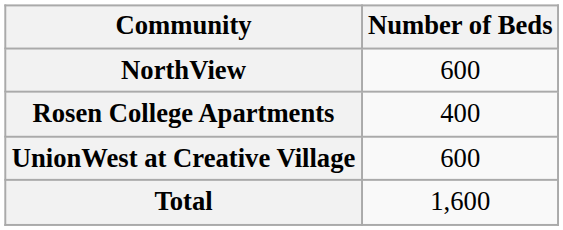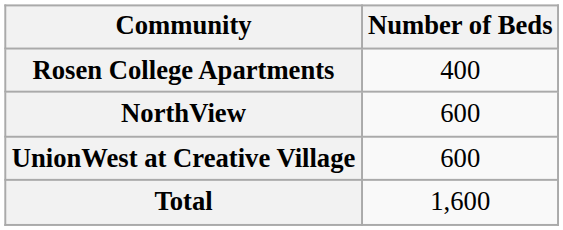rows swapped: (184, 70) <-> (184, 114)
